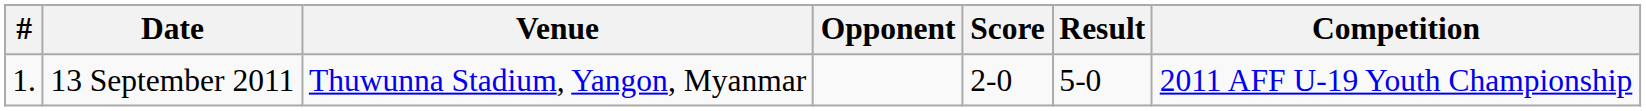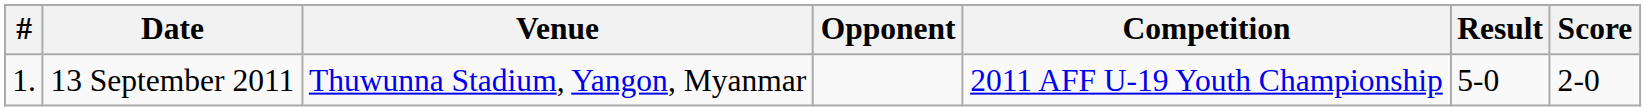columns swapped: (1007, 29) <-> (1396, 29)
